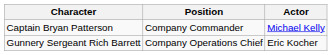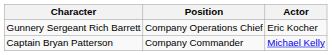rows swapped: (60, 27) <-> (74, 43)
